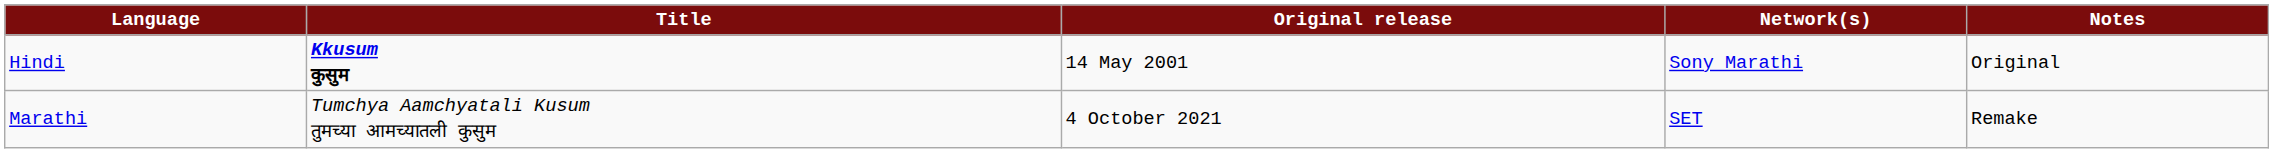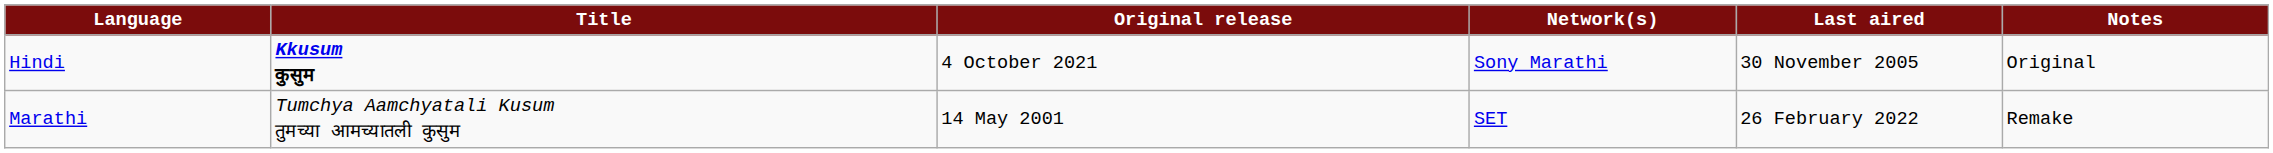+ column: (1869, 20)
(1127, 63) 14 May 2001 -> (1019, 63) 4 October 2021
(1144, 119) 4 October 2021 -> (1003, 119) 14 May 2001
